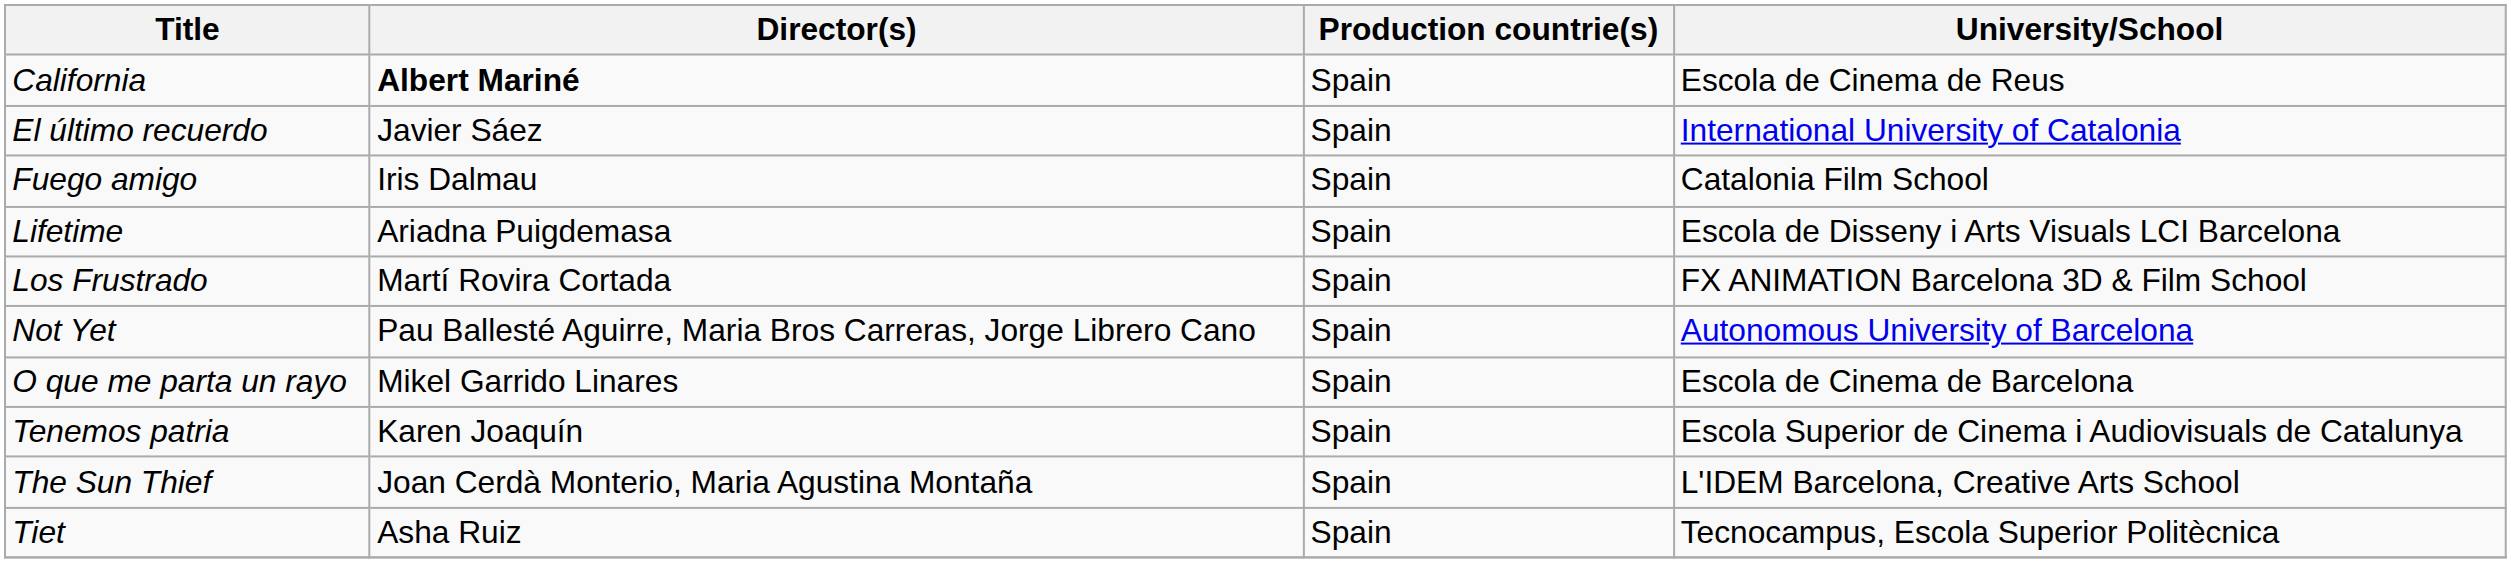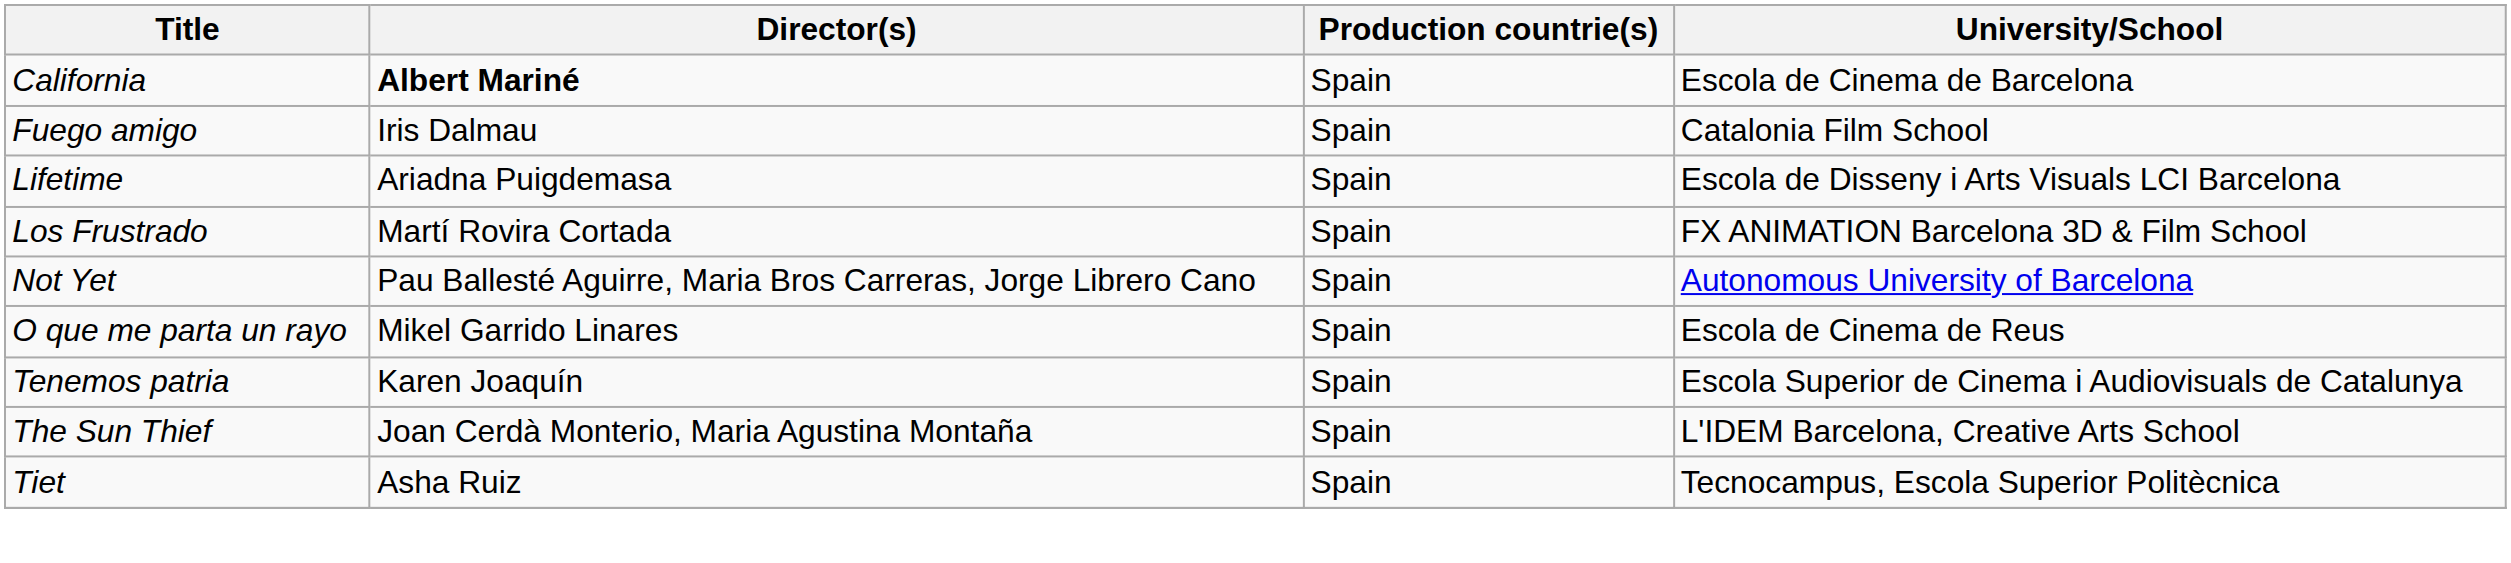(1873, 79) Escola de Cinema de Reus -> (1907, 79) Escola de Cinema de Barcelona
- row: (140, 130)
(1907, 381) Escola de Cinema de Barcelona -> (1873, 331) Escola de Cinema de Reus
